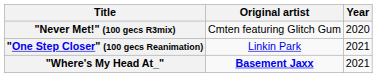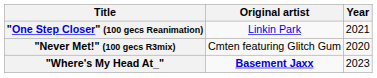rows swapped: (105, 30) <-> (105, 47)
(358, 64) 2021 -> (358, 64) 2023
